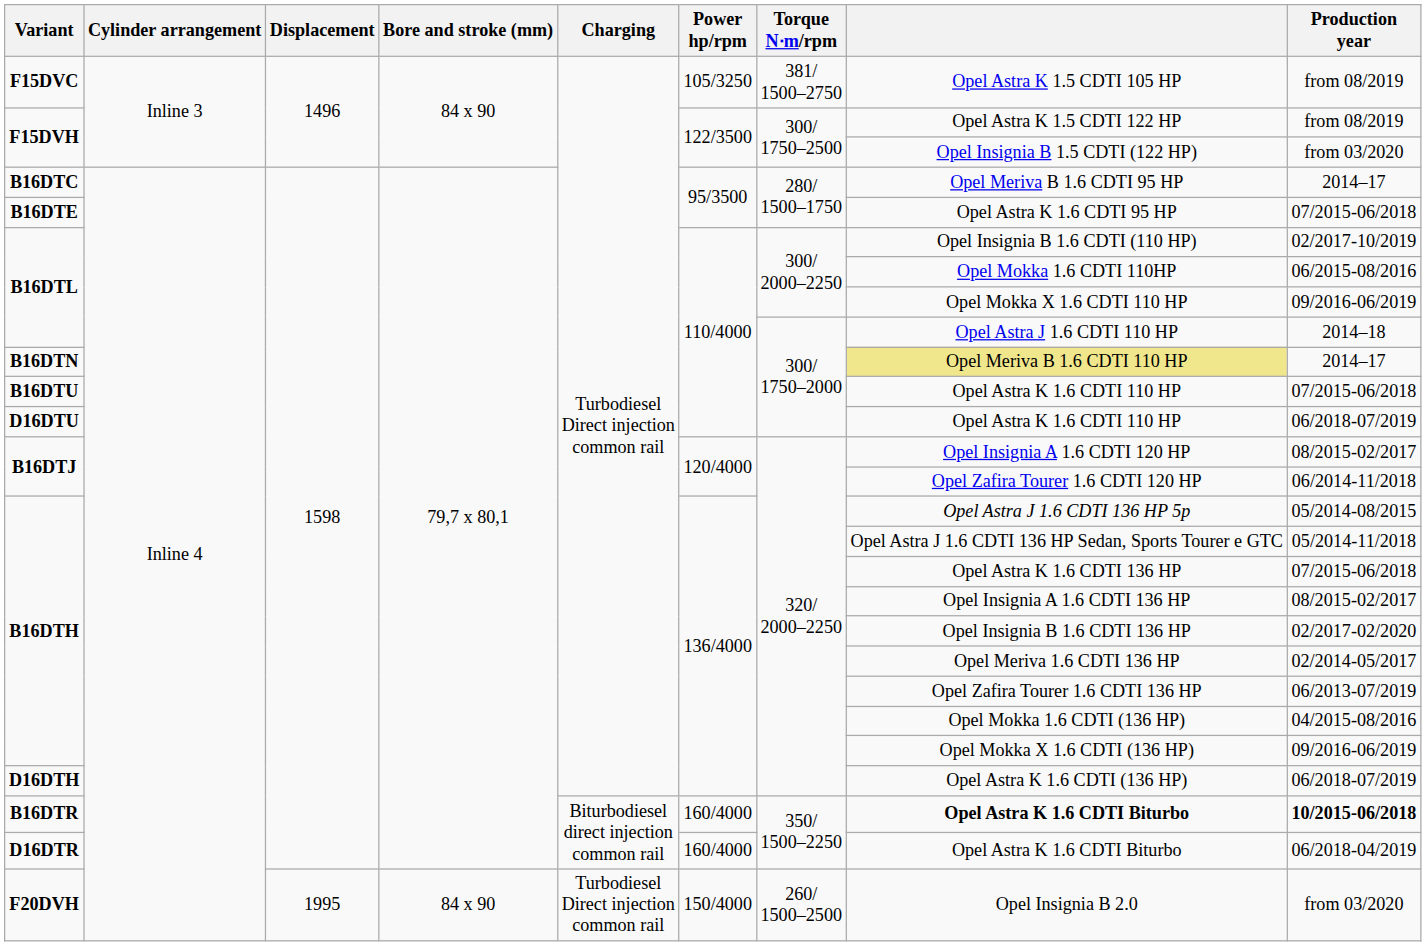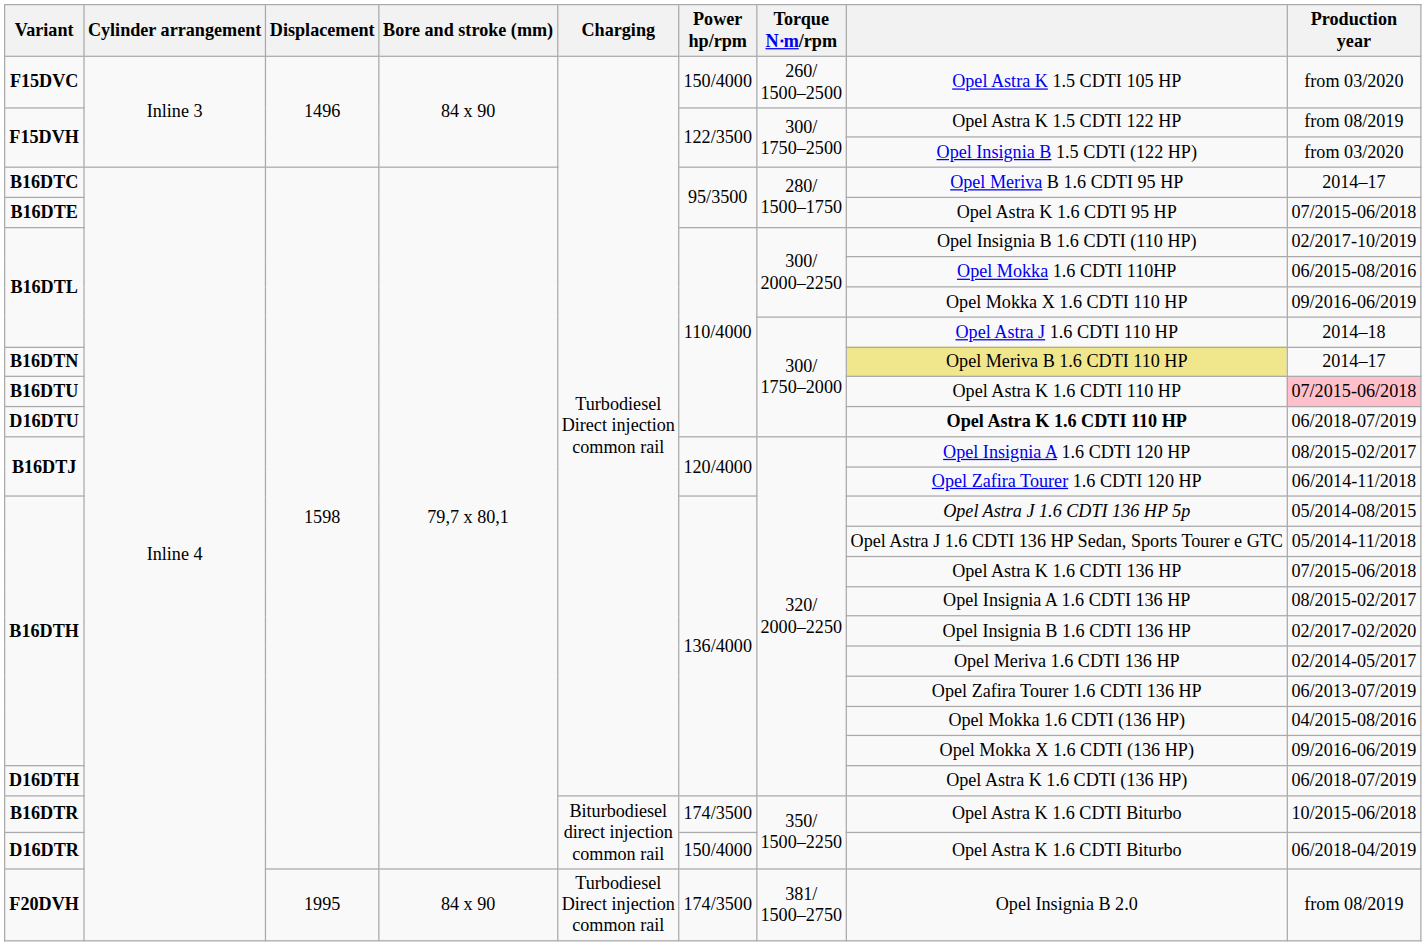(718, 81) 105/3250 -> (718, 81) 150/4000
(801, 81) 381/ 1500–2750 -> (801, 81) 260/ 1500–2500
(1354, 81) from 08/2019 -> (1354, 81) from 03/2020
(1354, 391) no background -> (1354, 391) pink background
(1067, 421) normal -> (1067, 421) bold
(718, 814) 160/4000 -> (718, 814) 174/3500
(1067, 814) bold -> (1067, 814) normal
(1354, 814) bold -> (1354, 814) normal
(718, 850) 160/4000 -> (718, 850) 150/4000
(718, 905) 150/4000 -> (718, 905) 174/3500
(801, 905) 260/ 1500–2500 -> (801, 905) 381/ 1500–2750
(1354, 905) from 03/2020 -> (1354, 905) from 08/2019
